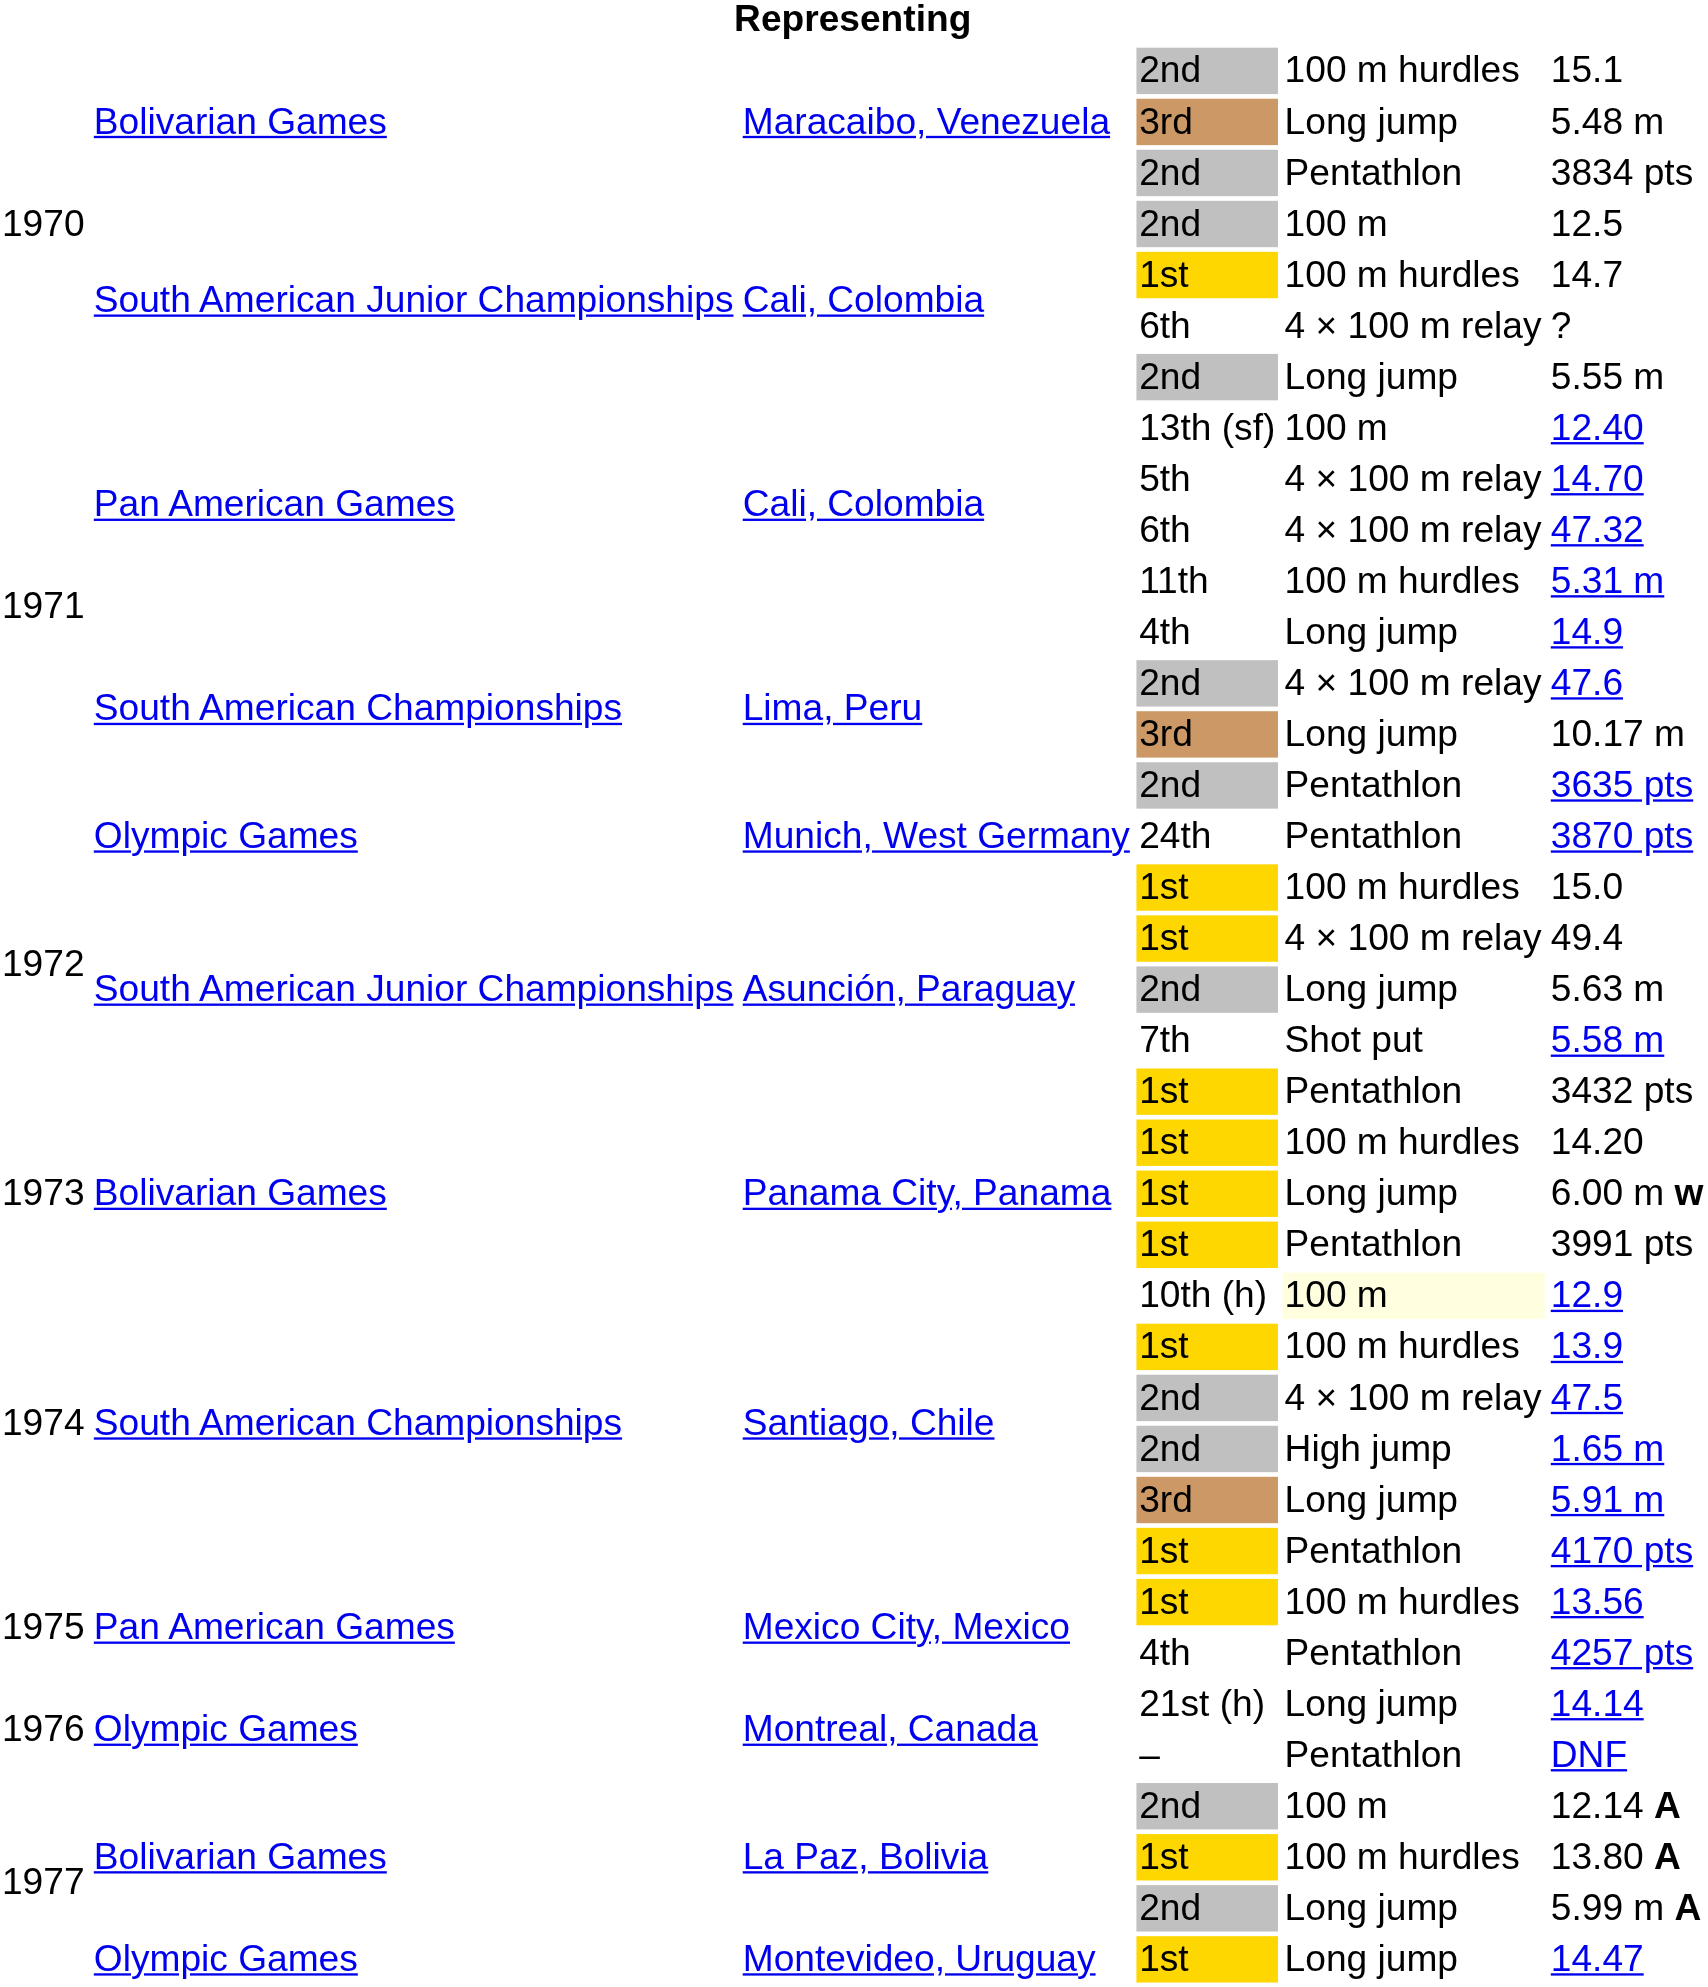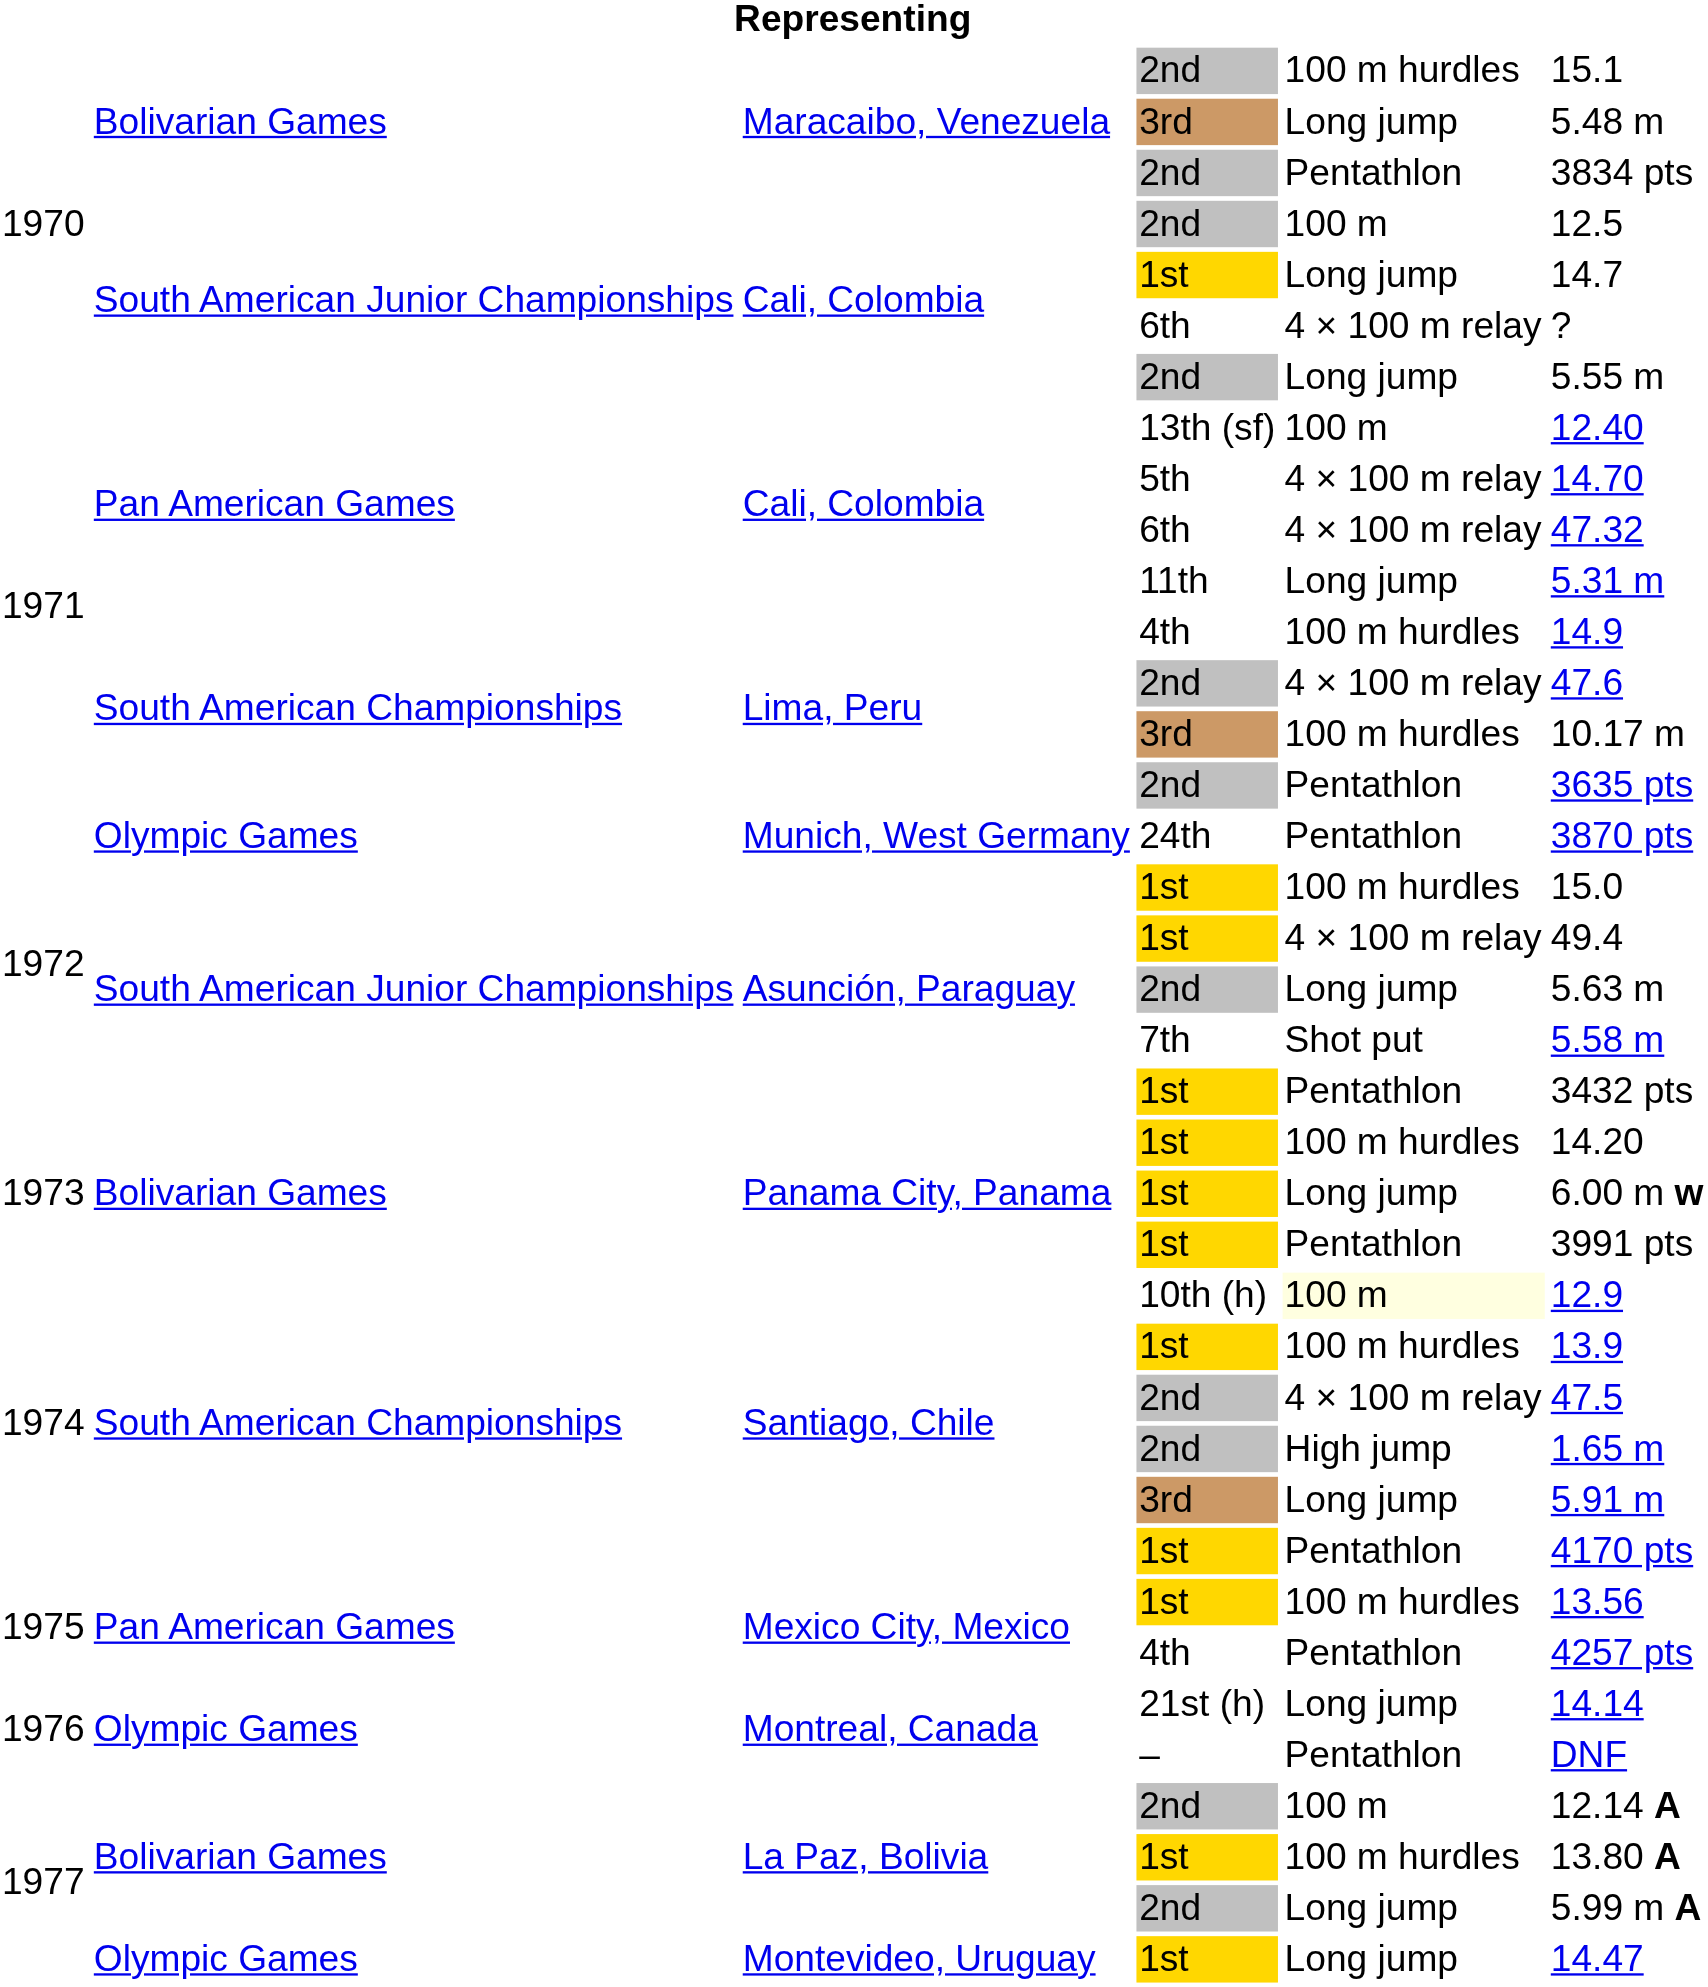(1402, 274) 100 m hurdles -> (1371, 274) Long jump
(1402, 580) 100 m hurdles -> (1371, 580) Long jump
(1371, 631) Long jump -> (1402, 631) 100 m hurdles
(1371, 733) Long jump -> (1402, 733) 100 m hurdles
